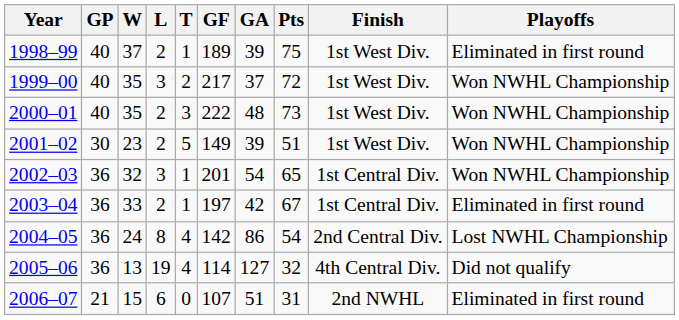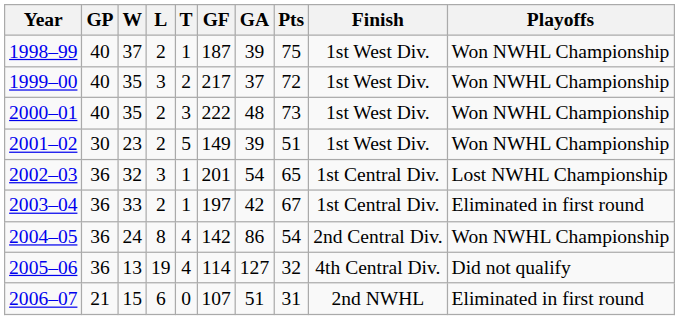(216, 50) 189 -> (216, 50) 187
(548, 50) Eliminated in first round -> (560, 50) Won NWHL Championship
(560, 174) Won NWHL Championship -> (560, 174) Lost NWHL Championship
(560, 236) Lost NWHL Championship -> (560, 236) Won NWHL Championship
